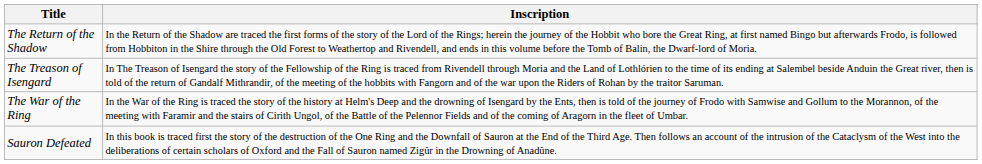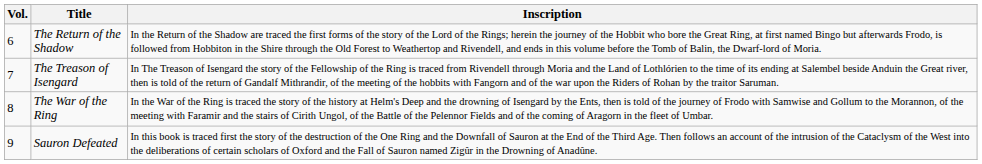+ column: (18, 14)
